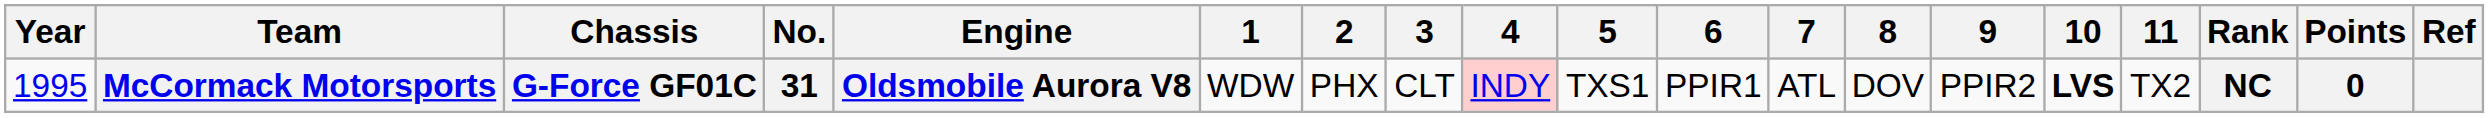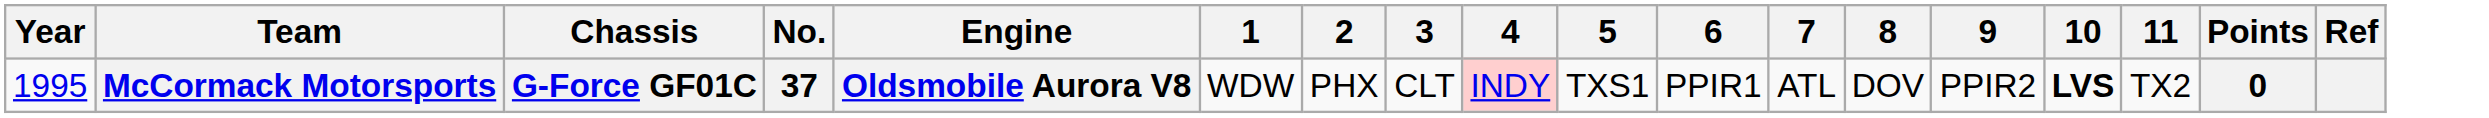- column: (2248, 32)
(799, 85) 31 -> (799, 85) 37
